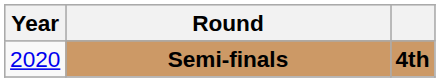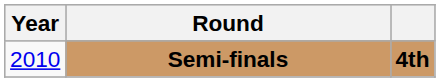(35, 59) 2020 -> (35, 59) 2010
